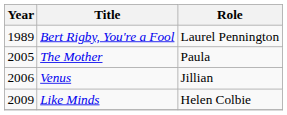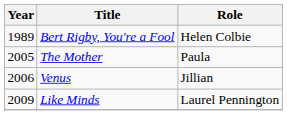(230, 36) Laurel Pennington -> (216, 36) Helen Colbie
(216, 99) Helen Colbie -> (230, 99) Laurel Pennington
